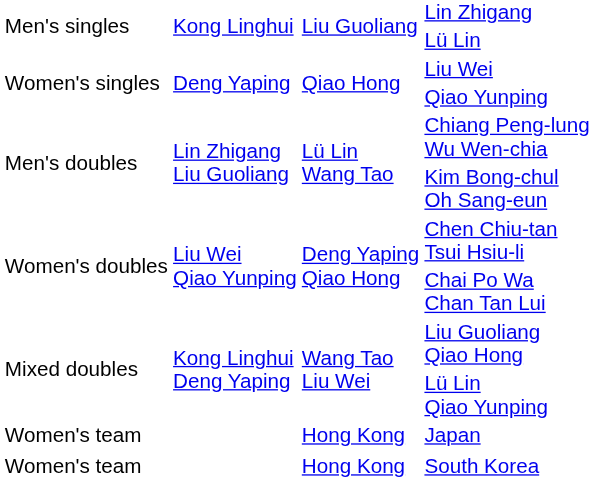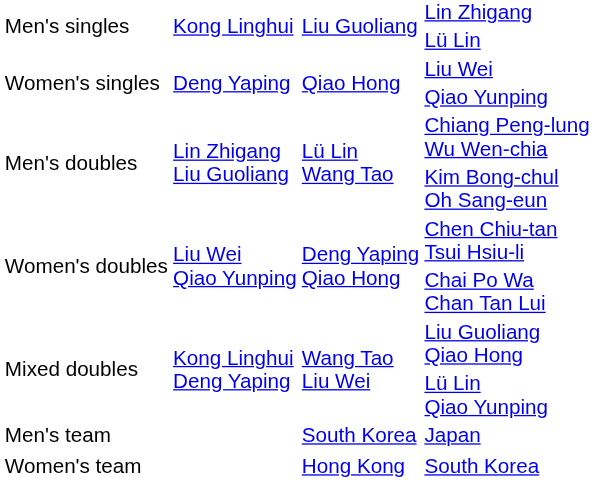(73, 435) Women's team -> (58, 435) Men's team
(353, 435) Hong Kong -> (359, 435) South Korea
